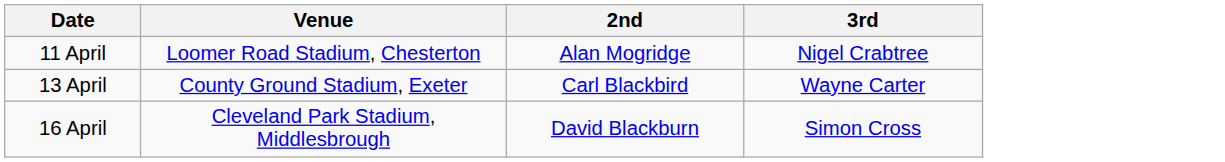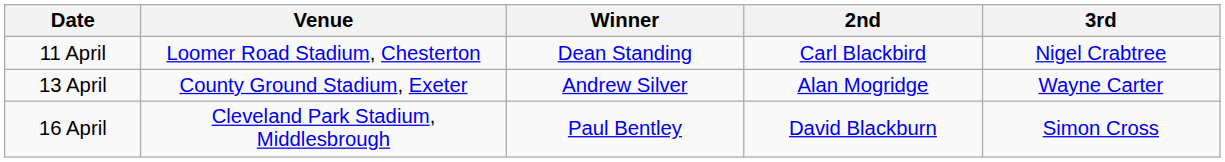+ column: (625, 20)
(625, 52) Alan Mogridge -> (863, 52) Carl Blackbird
(625, 85) Carl Blackbird -> (863, 85) Alan Mogridge
